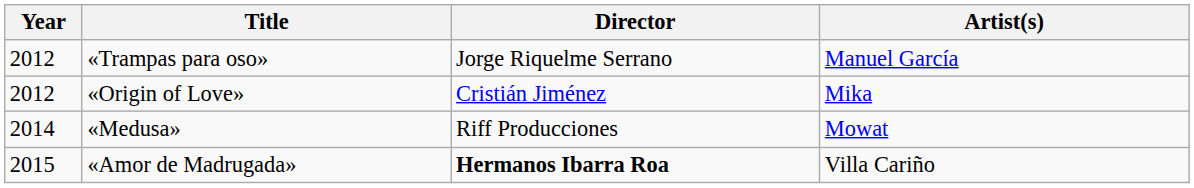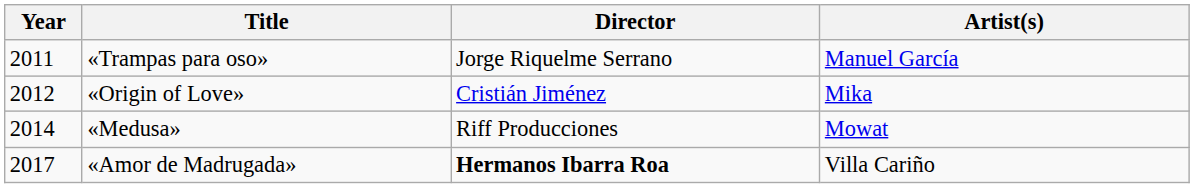(32, 57) 2012 -> (32, 57) 2011
(32, 164) 2015 -> (32, 164) 2017
